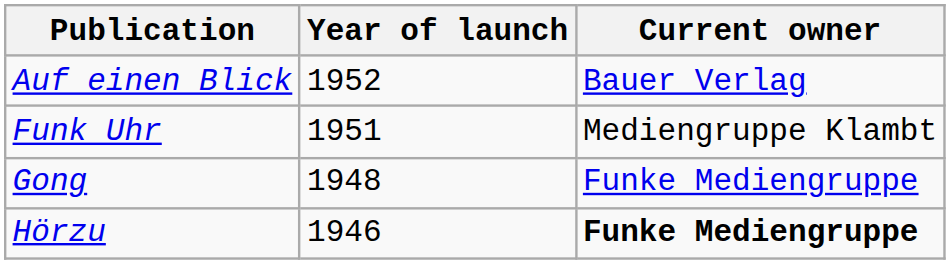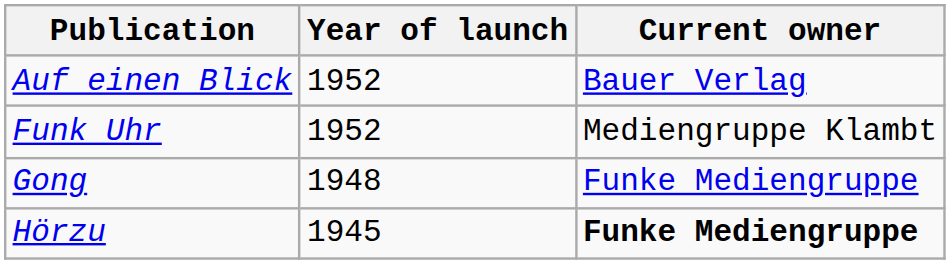(344, 132) 1951 -> (344, 132) 1952
(344, 233) 1946 -> (344, 233) 1945
